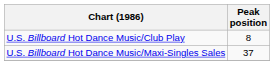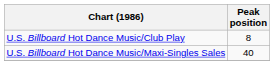(248, 53) 37 -> (248, 53) 40
